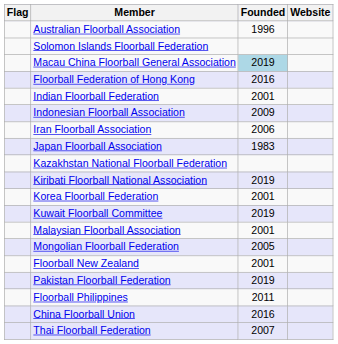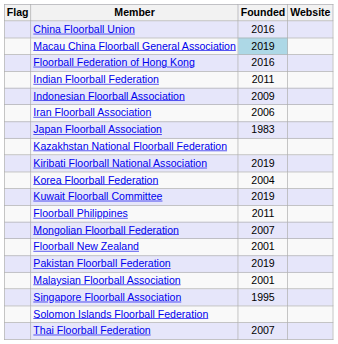- row: (107, 29)
rows swapped: (84, 314) <-> (121, 46)
(263, 96) 2001 -> (263, 79) 2011
(263, 197) 2001 -> (263, 180) 2004
rows swapped: (107, 230) <-> (81, 297)
(263, 247) 2005 -> (263, 230) 2007
+ row: (107, 297)
